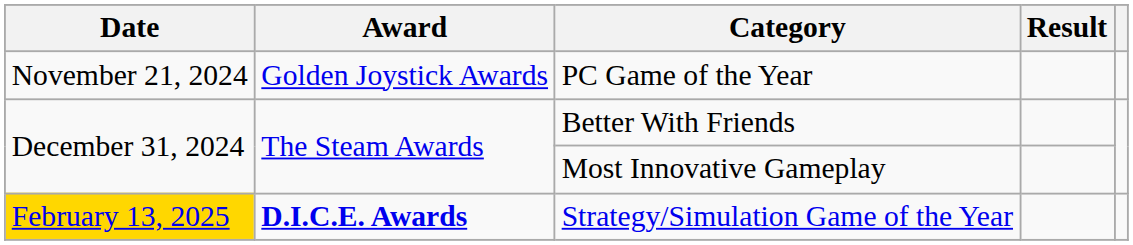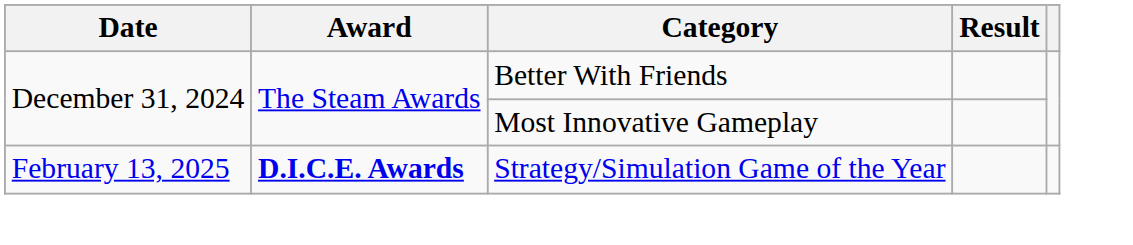- row: (687, 74)
(121, 215) gold background -> (121, 168) no background
